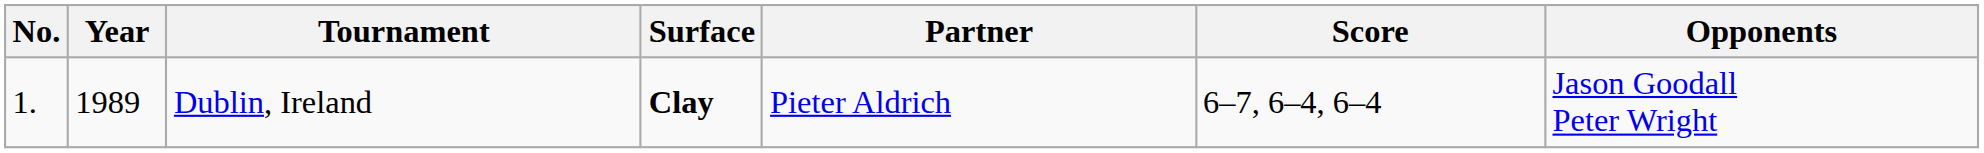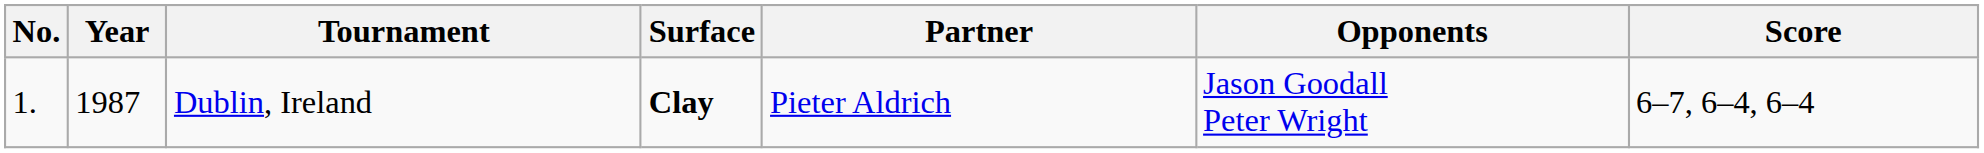columns swapped: (1761, 30) <-> (1370, 30)
(108, 101) 1989 -> (108, 101) 1987
